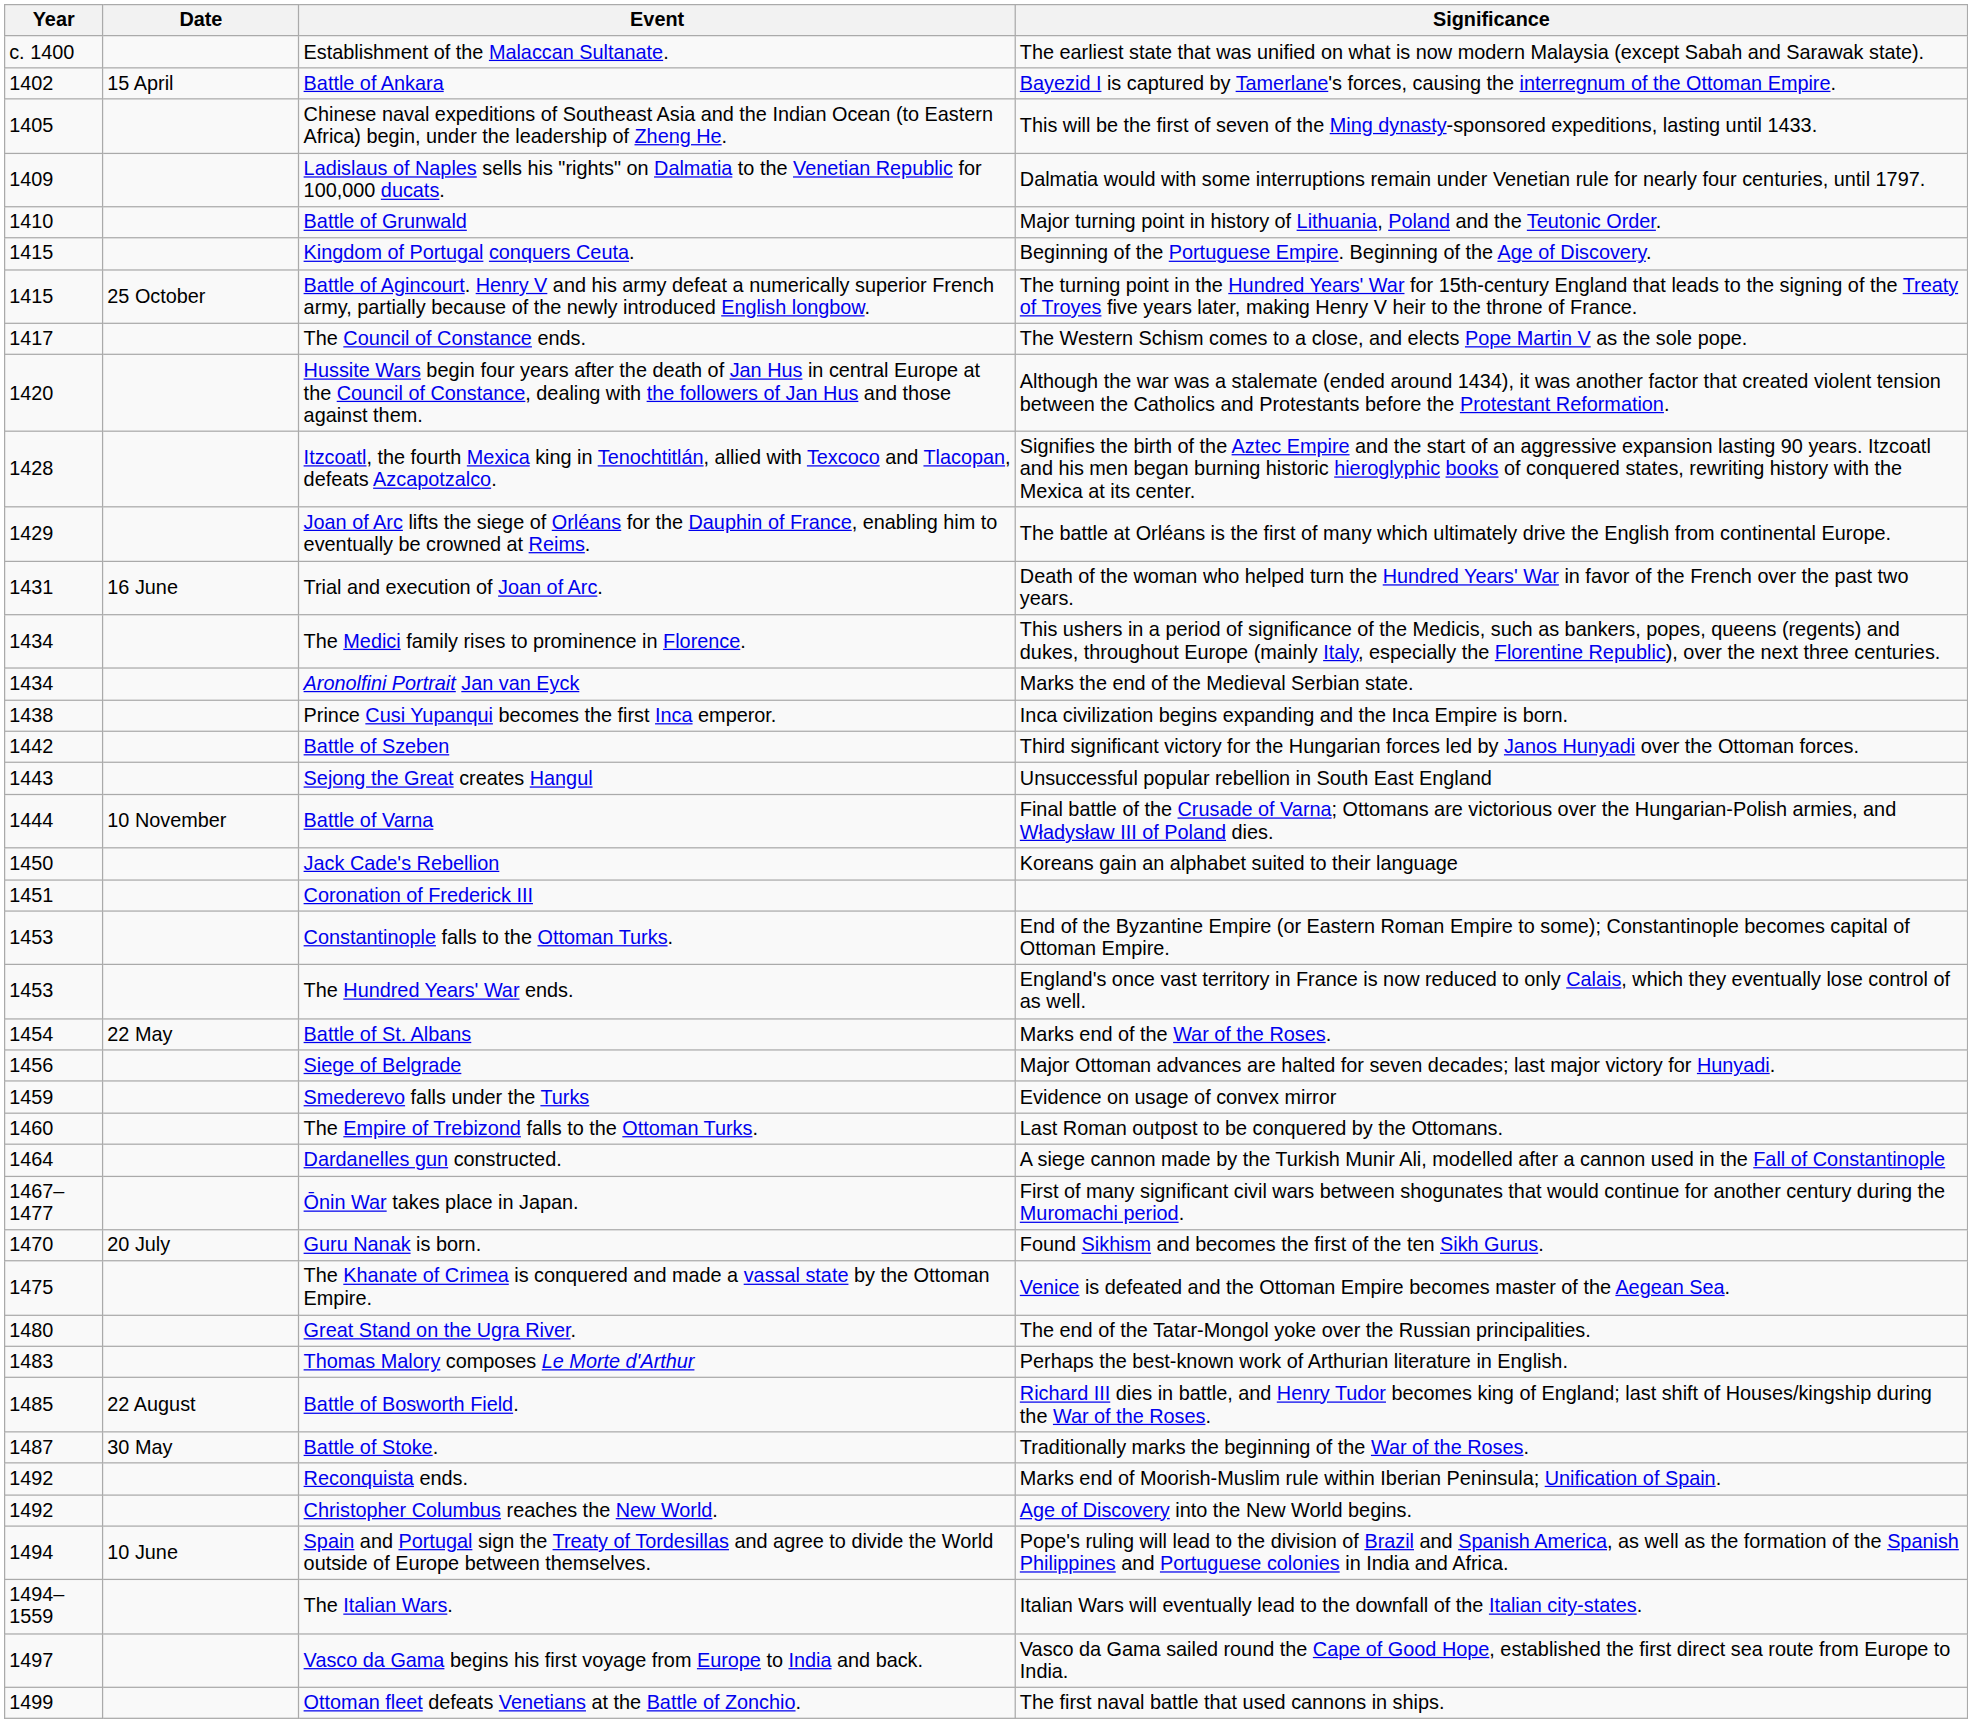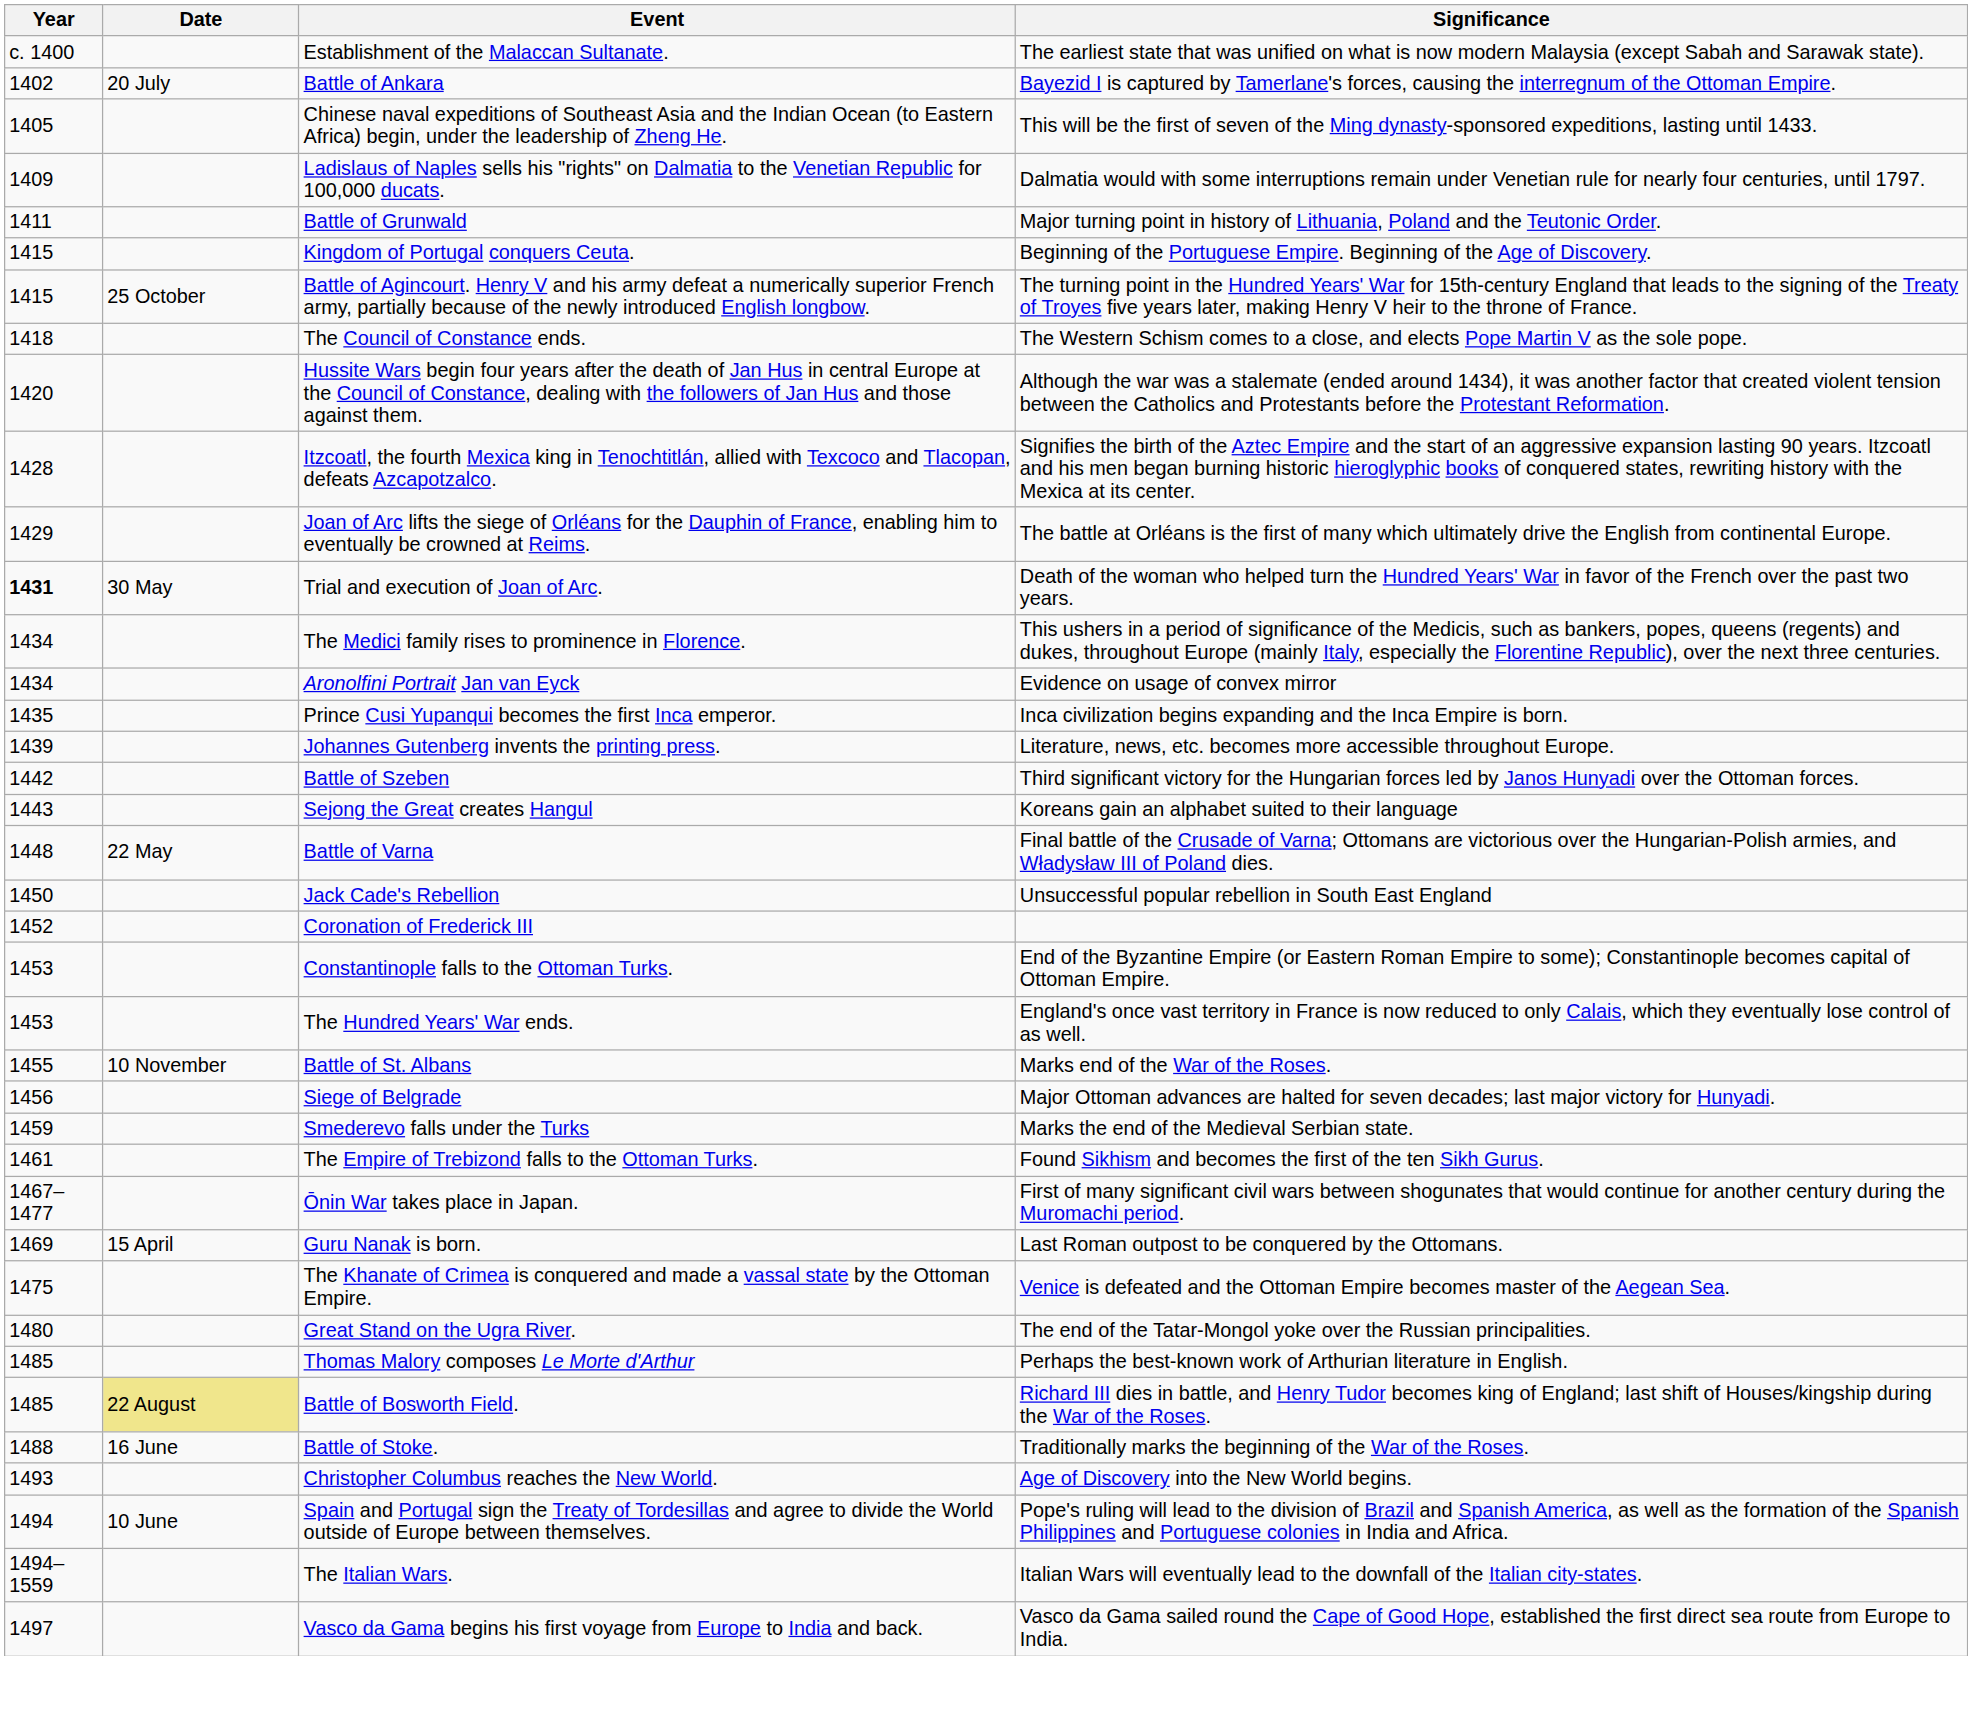(140, 83) 15 April -> (139, 83) 20 July
(31, 222) 1410 -> (31, 222) 1411
(31, 338) 1417 -> (31, 338) 1418
(31, 587) normal -> (31, 587) bold
(143, 587) 16 June -> (140, 587) 30 May
(1217, 683) Marks the end of the Medieval Serbian state. -> (1178, 683) Evidence on usage of convex mirror
(31, 715) 1438 -> (31, 715) 1435
+ row: (512, 746)
(1256, 778) Unsuccessful popular rebellion in South East England -> (1239, 809) Koreans gain an alphabet suited to their language
(31, 820) 1444 -> (31, 852) 1448
(167, 820) 10 November -> (140, 852) 22 May
(1239, 863) Koreans gain an alphabet suited to their language -> (1256, 895) Unsuccessful popular rebellion in South East England
(31, 895) 1451 -> (31, 926) 1452
(31, 1034) 1454 -> (31, 1065) 1455
(140, 1034) 22 May -> (167, 1065) 10 November
(1178, 1097) Evidence on usage of convex mirror -> (1217, 1128) Marks the end of the Medieval Serbian state.
(31, 1128) 1460 -> (31, 1159) 1461
(1261, 1128) Last Roman outpost to be conquered by the Ottomans. -> (1282, 1159) Found Sikhism and becomes the first of the ten Sikh Gurus.
- row: (433, 1159)
(31, 1245) 1470 -> (31, 1245) 1469
(139, 1245) 20 July -> (140, 1245) 15 April
(1282, 1245) Found Sikhism and becomes the first of the ten Sikh Gurus. -> (1261, 1245) Last Roman outpost to be conquered by the Ottomans.
(31, 1361) 1483 -> (31, 1361) 1485
(151, 1404) no background -> (151, 1404) khaki background
(31, 1447) 1487 -> (31, 1447) 1488
(140, 1447) 30 May -> (143, 1447) 16 June
- row: (386, 1478)
(31, 1510) 1492 -> (31, 1478) 1493
- row: (552, 1702)
